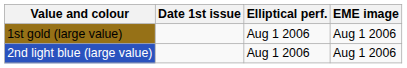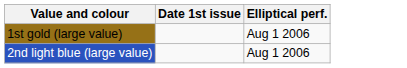- column: (366, 14)
